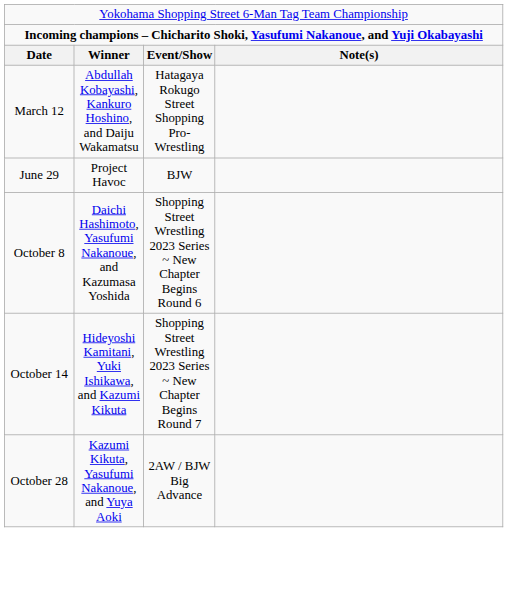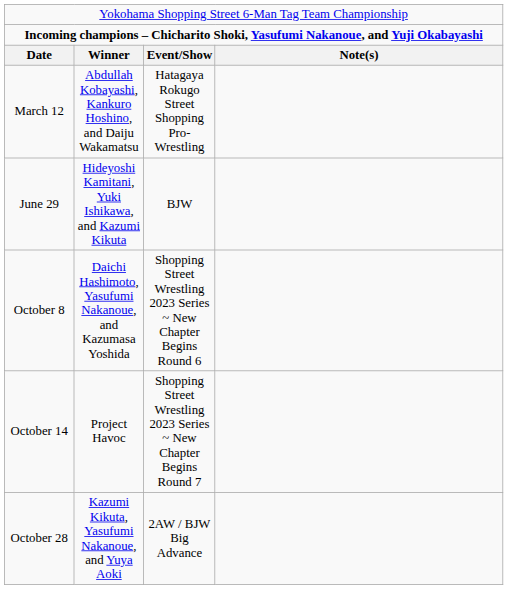(109, 175) Project Havoc -> (109, 203) Hideyoshi Kamitani, Yuki Ishikawa, and Kazumi Kikuta
(109, 374) Hideyoshi Kamitani, Yuki Ishikawa, and Kazumi Kikuta -> (109, 431) Project Havoc
